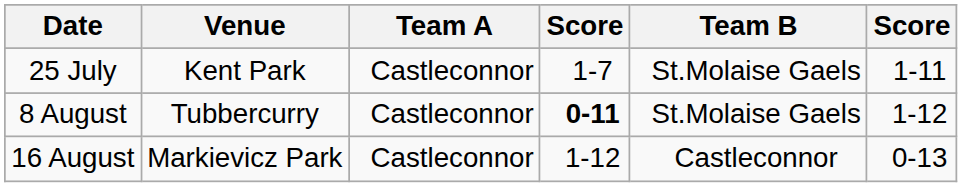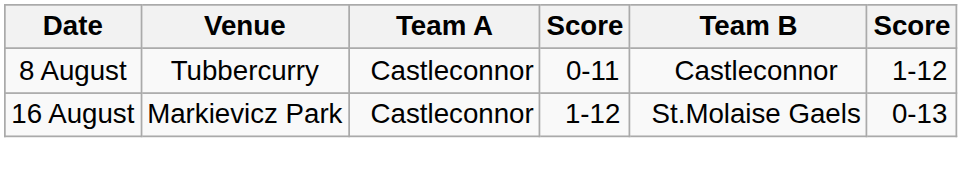- row: (73, 70)
(585, 114) bold -> (585, 70) normal
(748, 114) St.Molaise Gaels -> (748, 70) Castleconnor
(748, 158) Castleconnor -> (748, 114) St.Molaise Gaels
